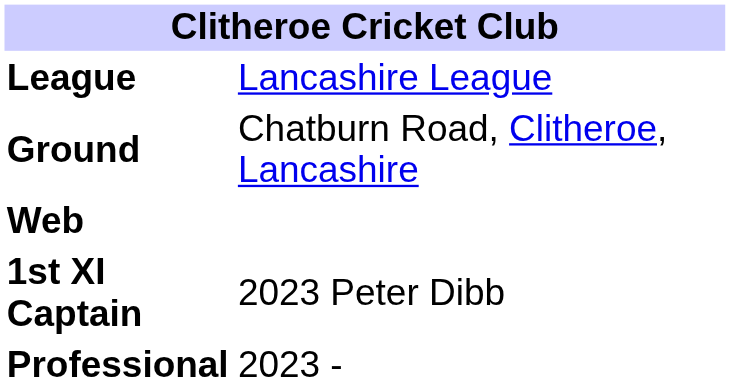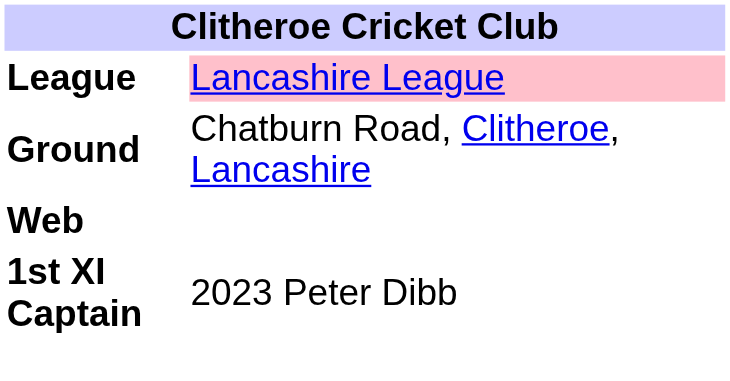(395, 77) no background -> (348, 77) pink background
- row: (118, 364)
